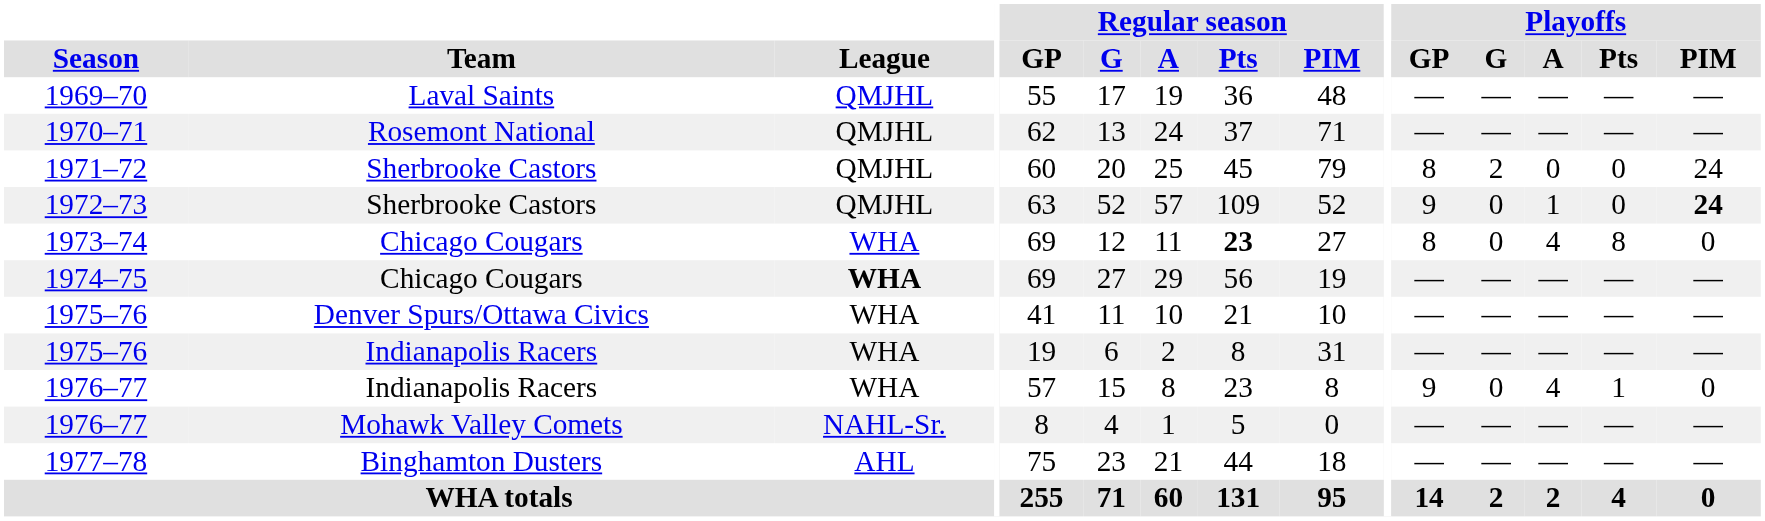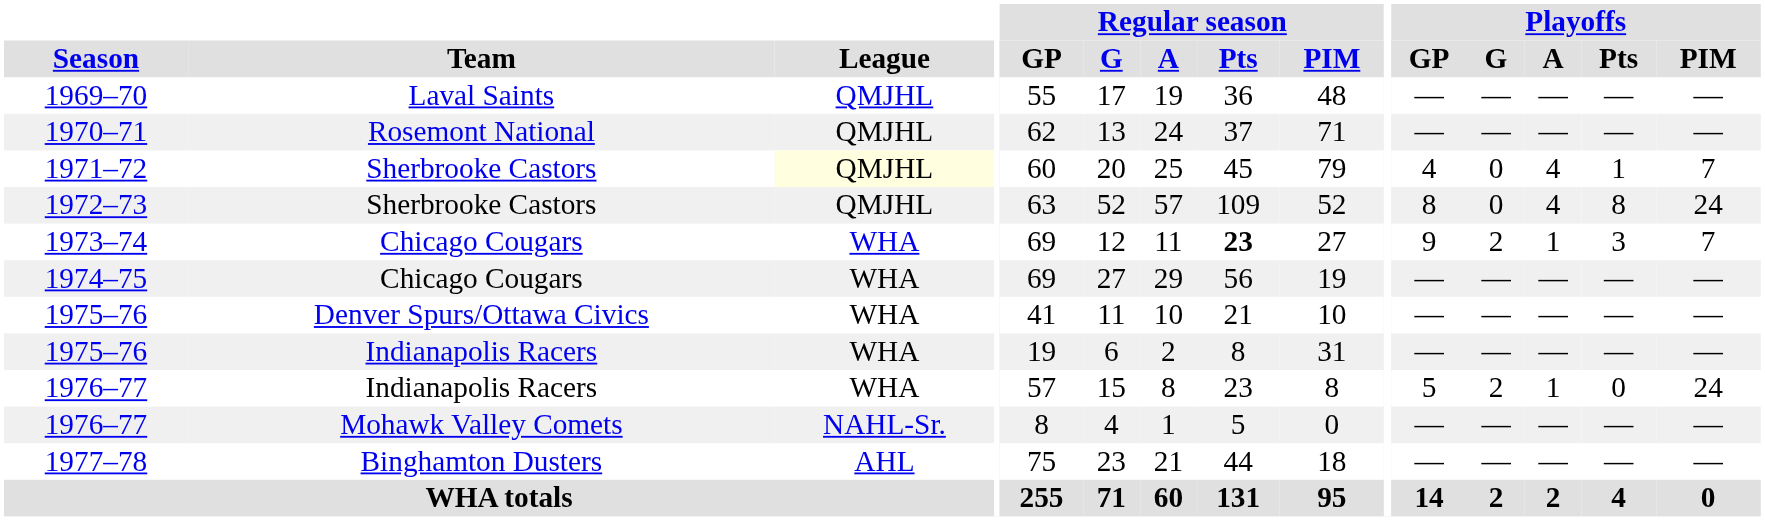(884, 168) no background -> (884, 168) lightyellow background
(1429, 168) 8 -> (1429, 168) 4
(1496, 168) 2 -> (1496, 168) 0
(1553, 168) 0 -> (1553, 168) 4
(1619, 168) 0 -> (1619, 168) 1
(1708, 168) 24 -> (1708, 168) 7
(1429, 204) 9 -> (1429, 204) 8
(1553, 204) 1 -> (1553, 204) 4
(1619, 204) 0 -> (1619, 204) 8
(1708, 204) bold -> (1708, 204) normal
(1429, 241) 8 -> (1429, 241) 9
(1496, 241) 0 -> (1496, 241) 2
(1553, 241) 4 -> (1553, 241) 1
(1619, 241) 8 -> (1619, 241) 3
(1708, 241) 0 -> (1708, 241) 7
(884, 278) bold -> (884, 278) normal
(1429, 387) 9 -> (1429, 387) 5
(1496, 387) 0 -> (1496, 387) 2
(1553, 387) 4 -> (1553, 387) 1
(1619, 387) 1 -> (1619, 387) 0
(1708, 387) 0 -> (1708, 387) 24
